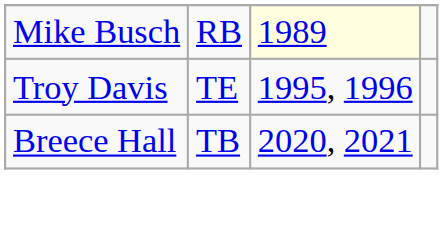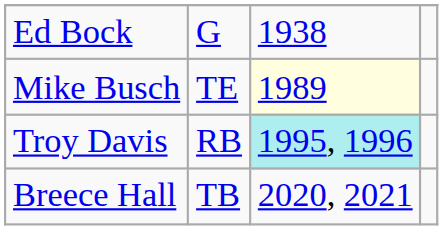+ row: (73, 31)
(219, 31) RB -> (217, 86) TE
(217, 86) TE -> (219, 140) RB
(335, 86) no background -> (335, 140) paleturquoise background
